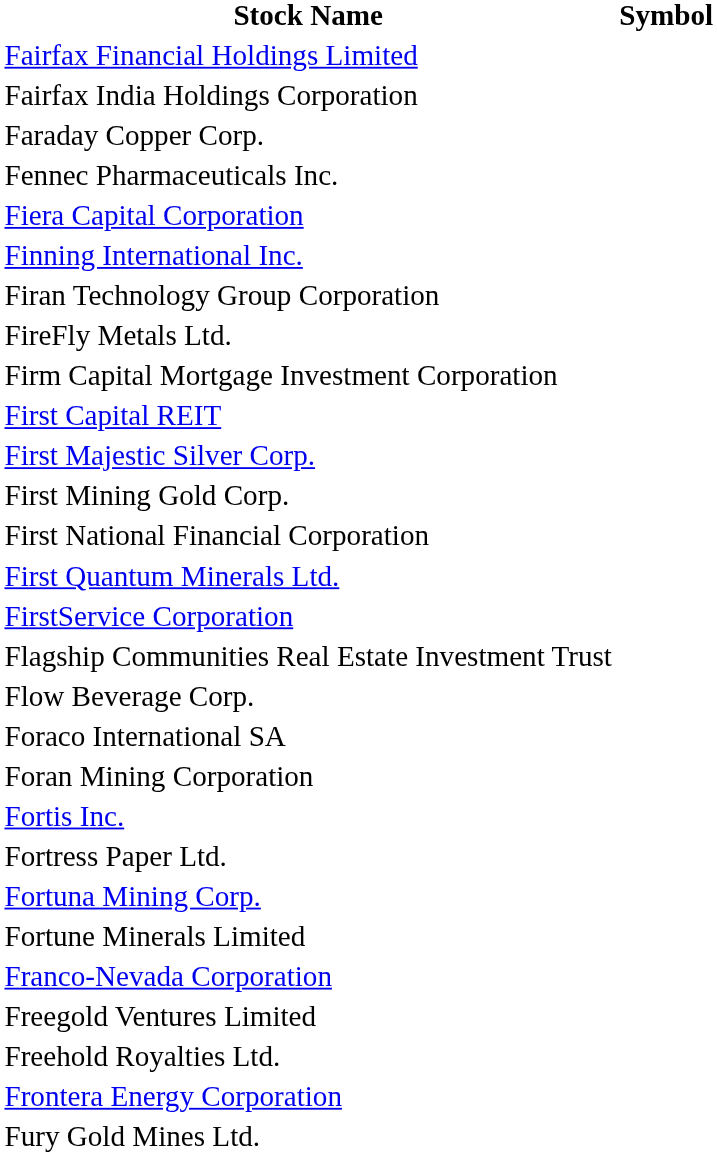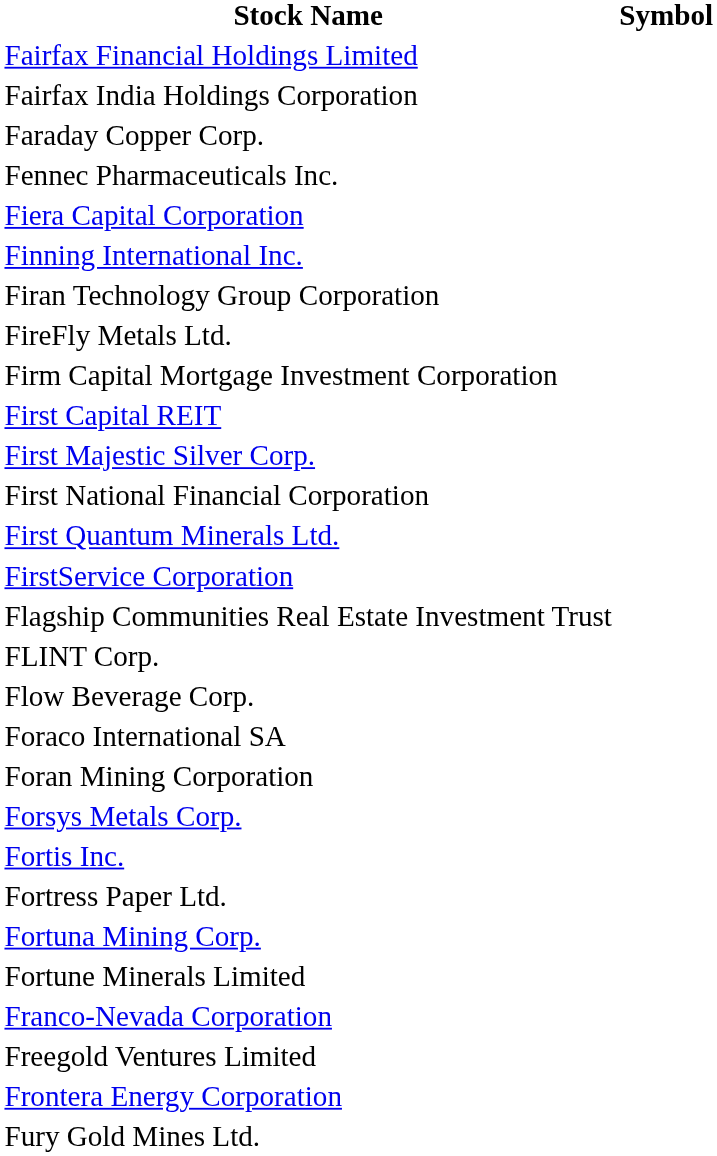- row: (147, 495)
+ row: (82, 656)
+ row: (123, 816)
- row: (142, 1056)
